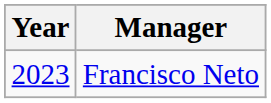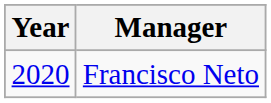(41, 73) 2023 -> (41, 73) 2020
